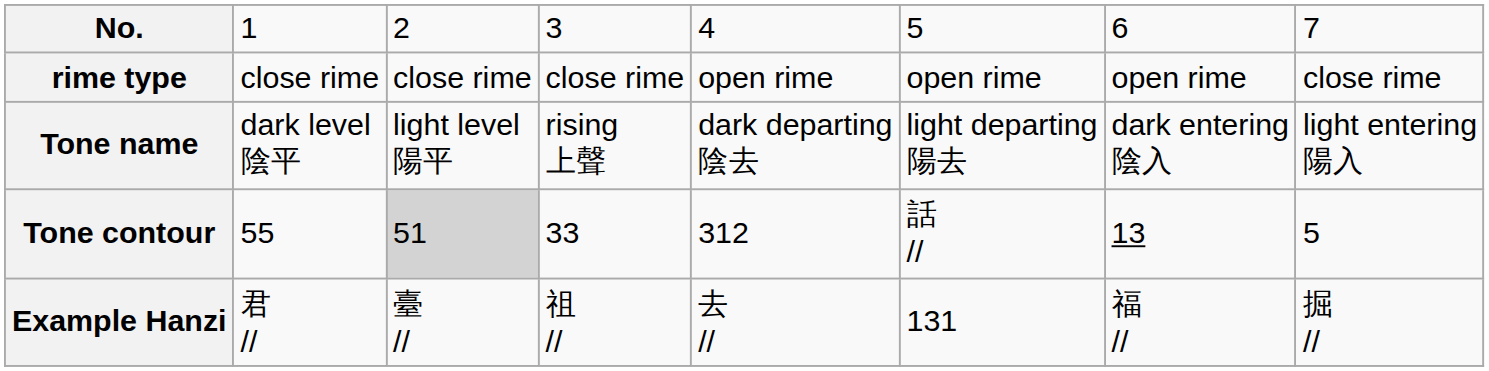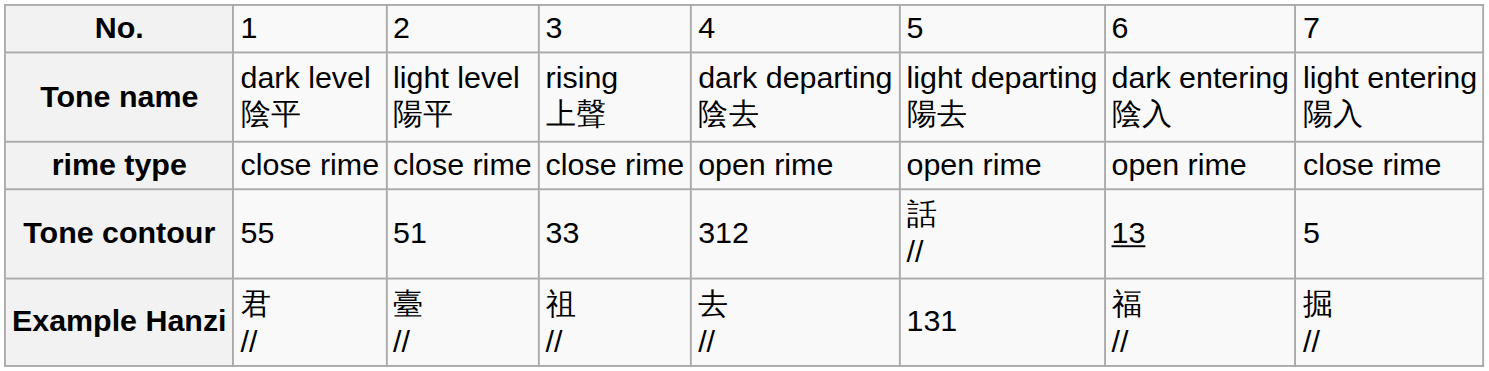rows swapped: (119, 144) <-> (119, 76)
(410, 233) lightgrey background -> (410, 233) no background
